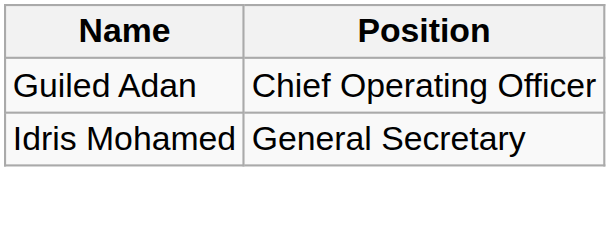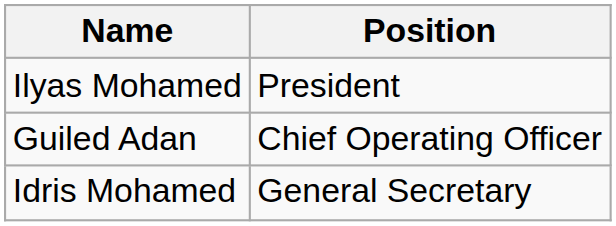+ row: (127, 84)
